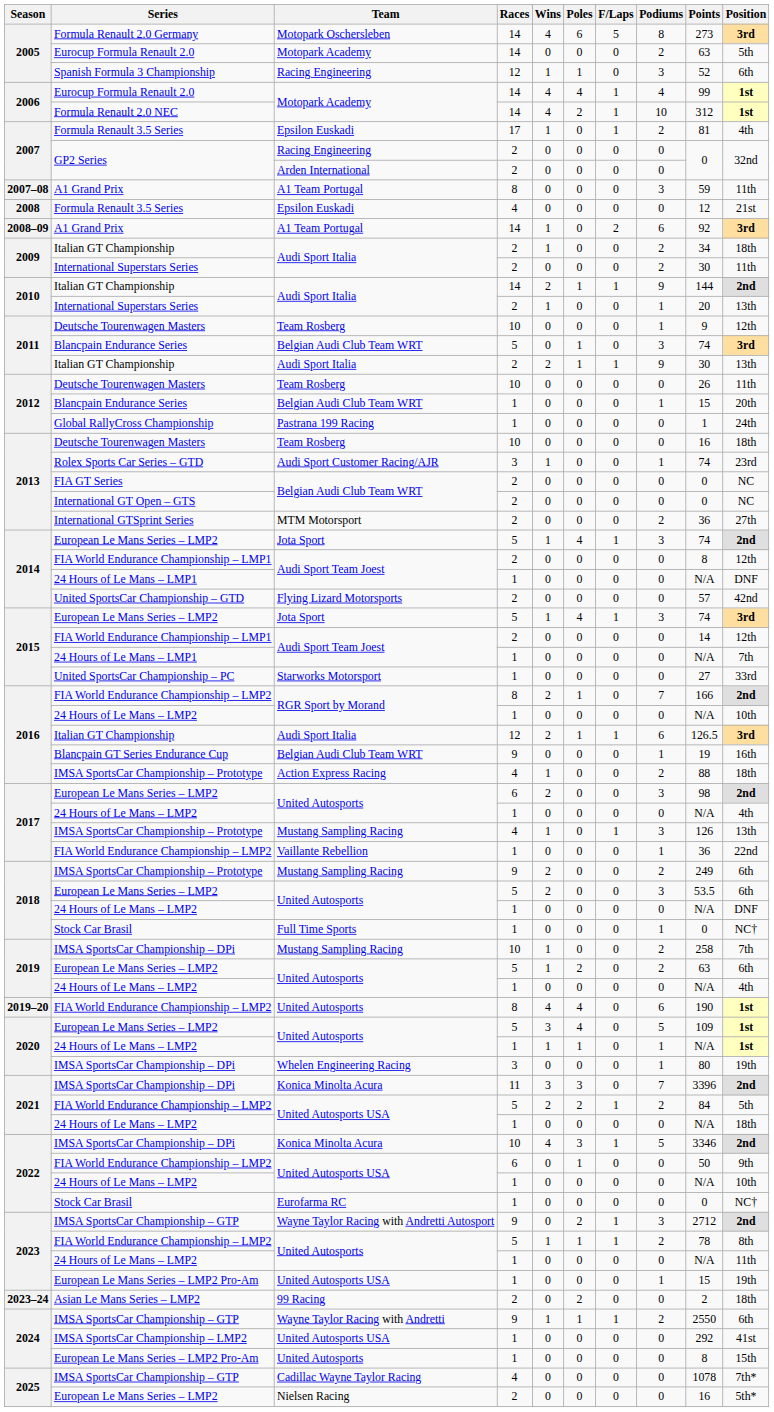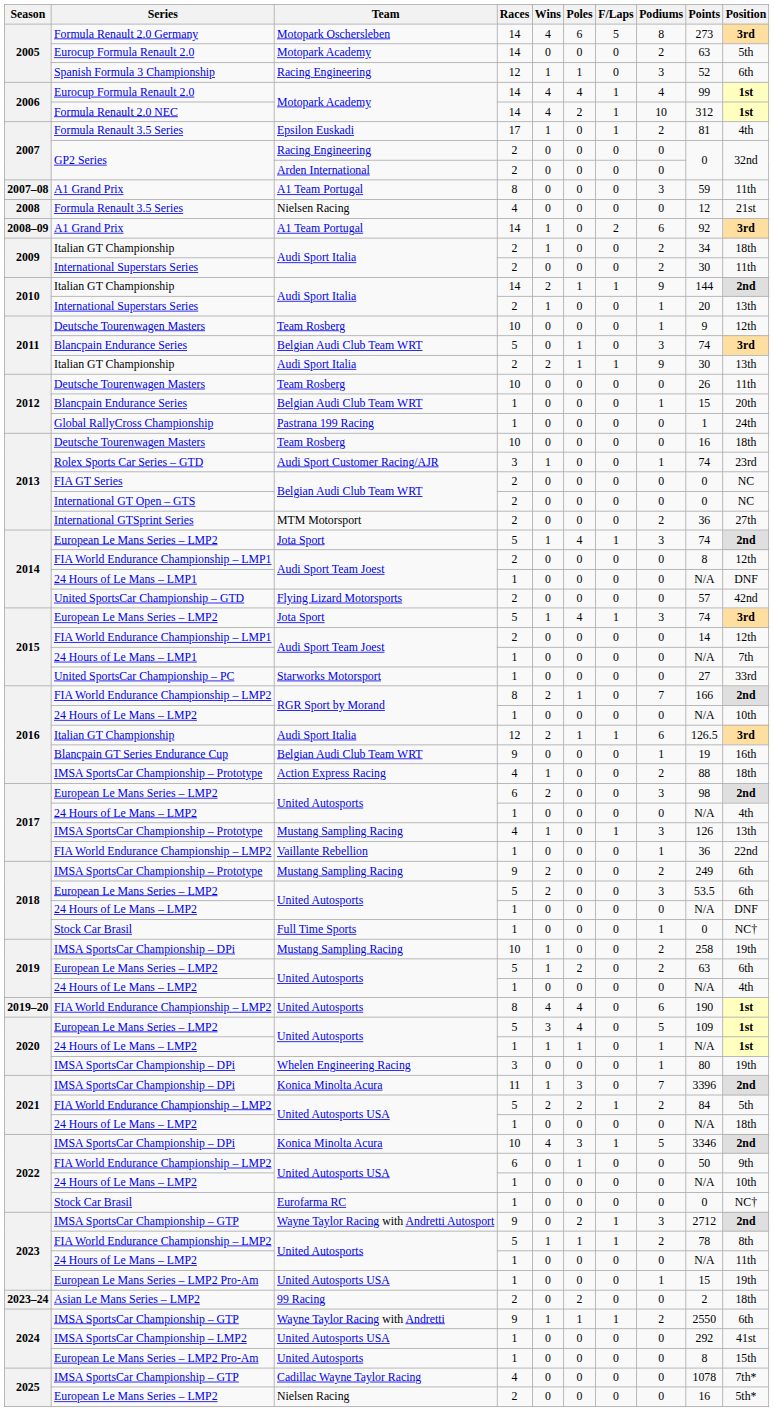(316, 209) Epsilon Euskadi -> (313, 209) Nielsen Racing
(746, 949) 7th -> (746, 949) 19th
(548, 1085) 3 -> (548, 1085) 1
